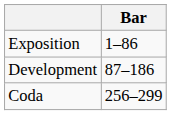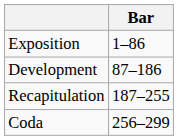+ row: (56, 95)
